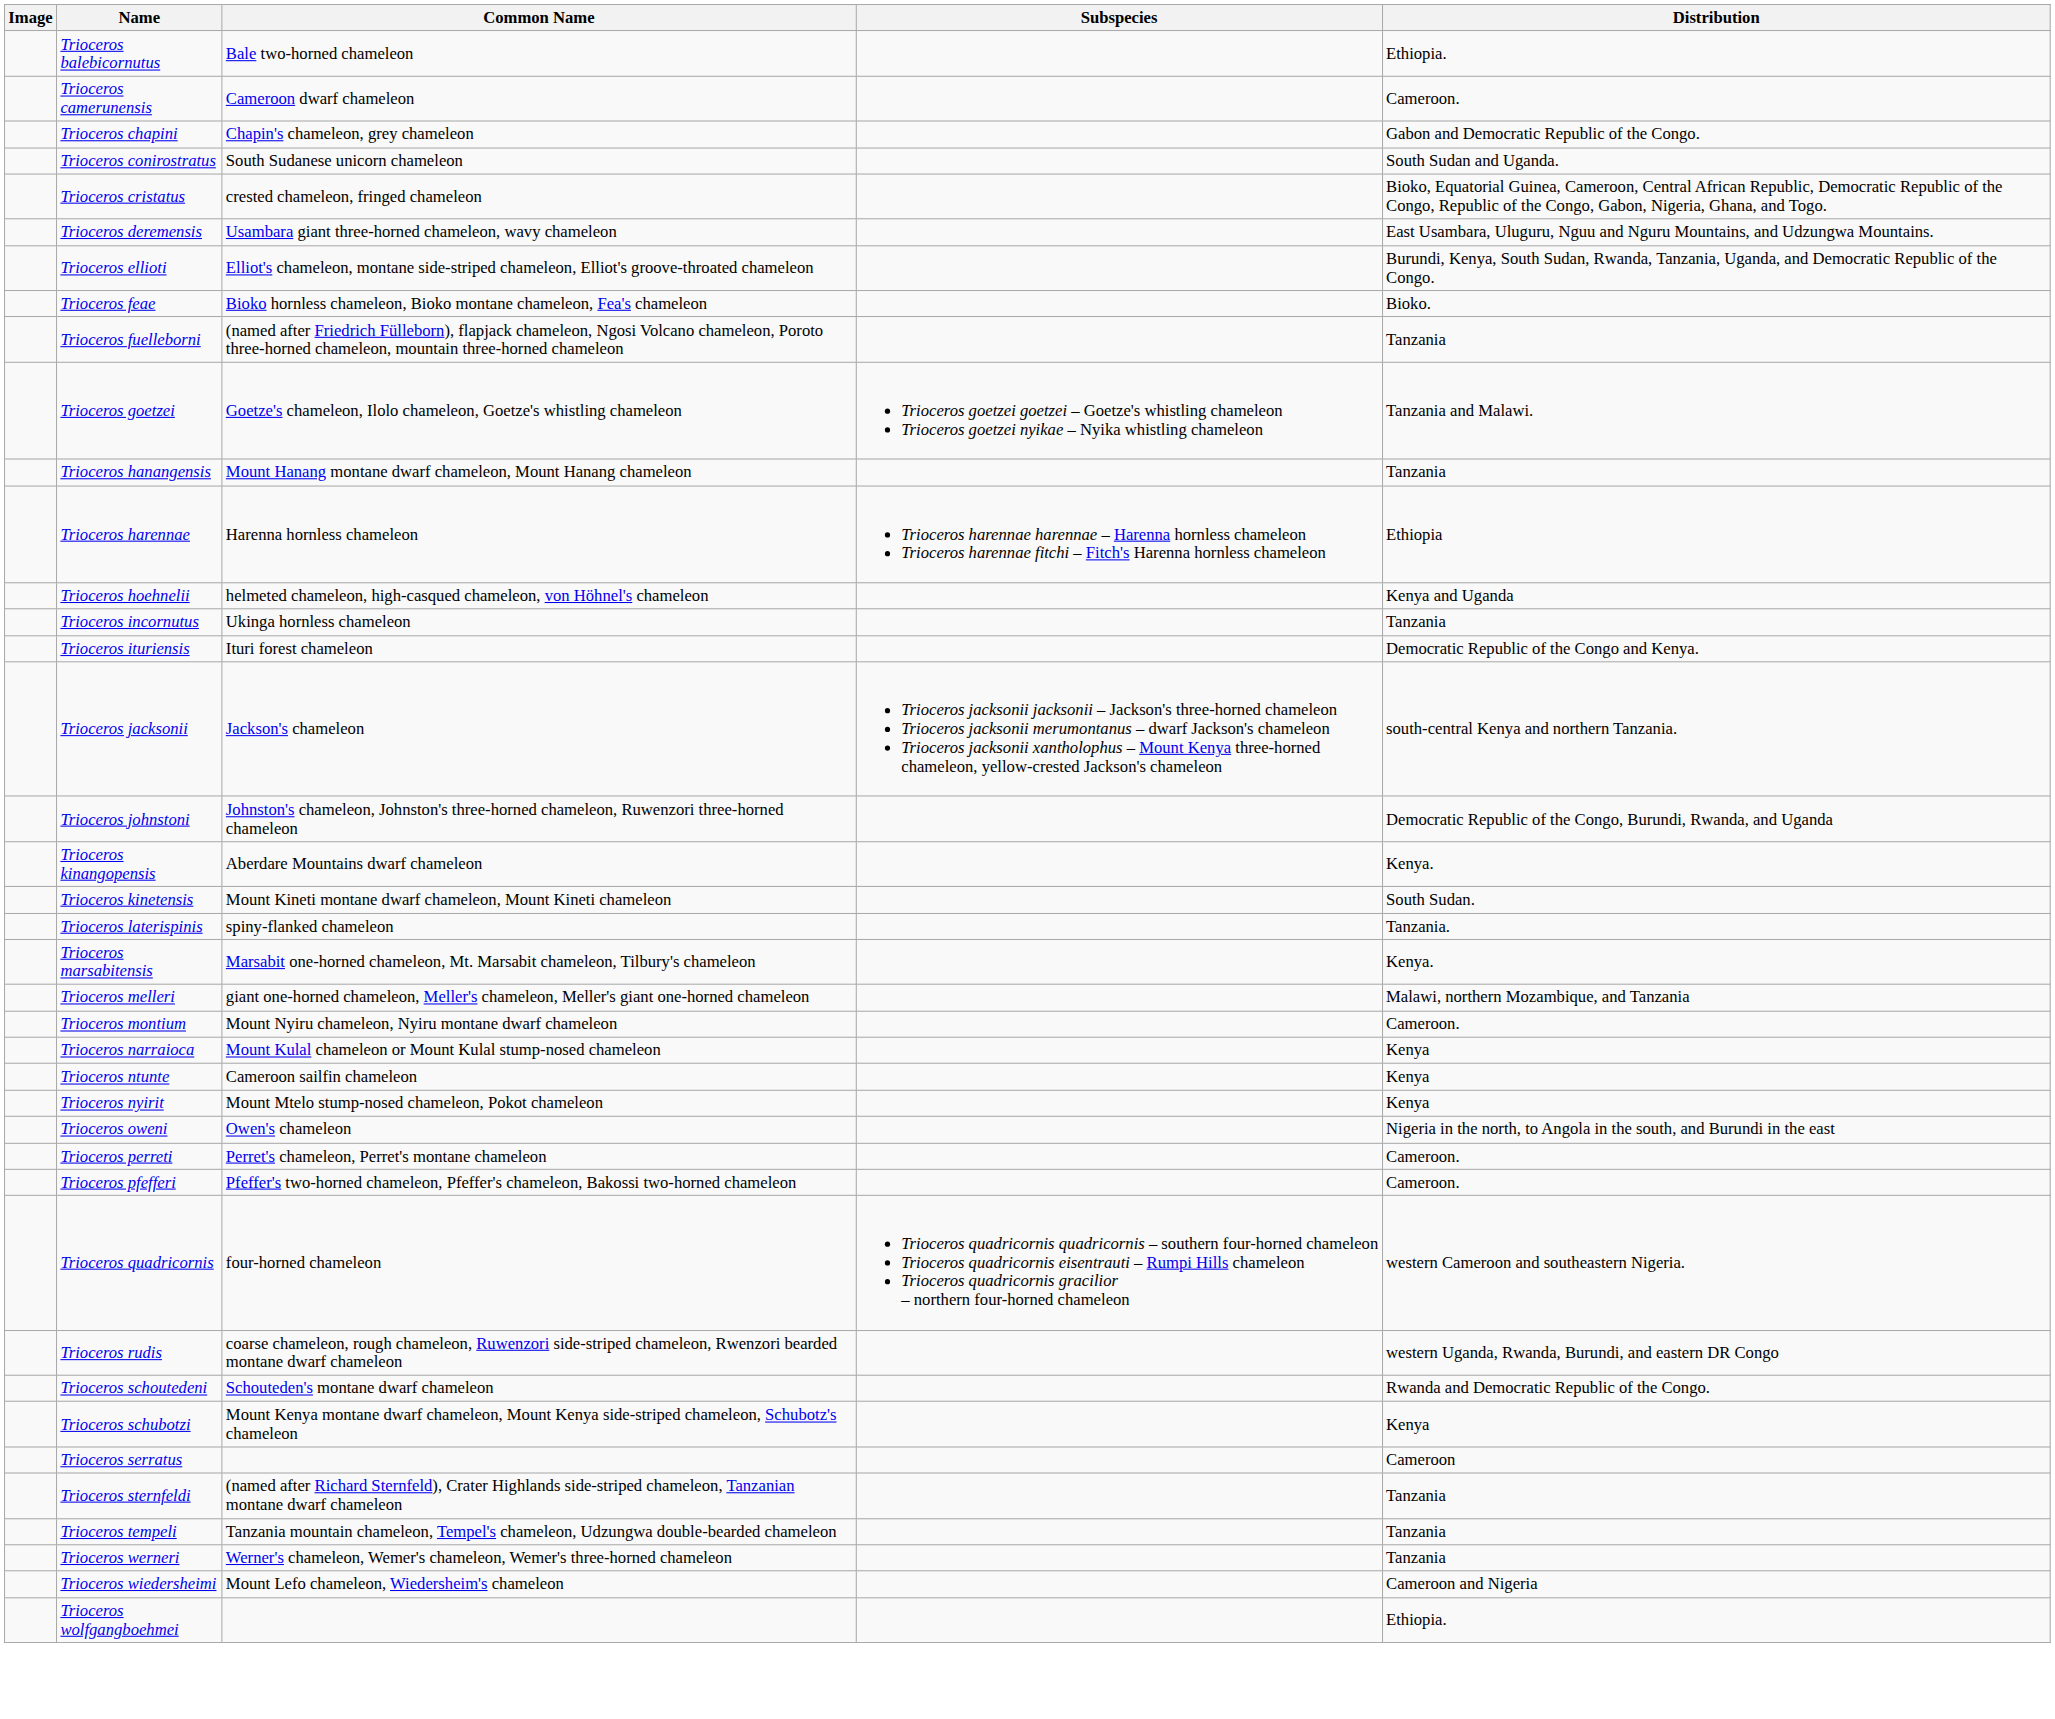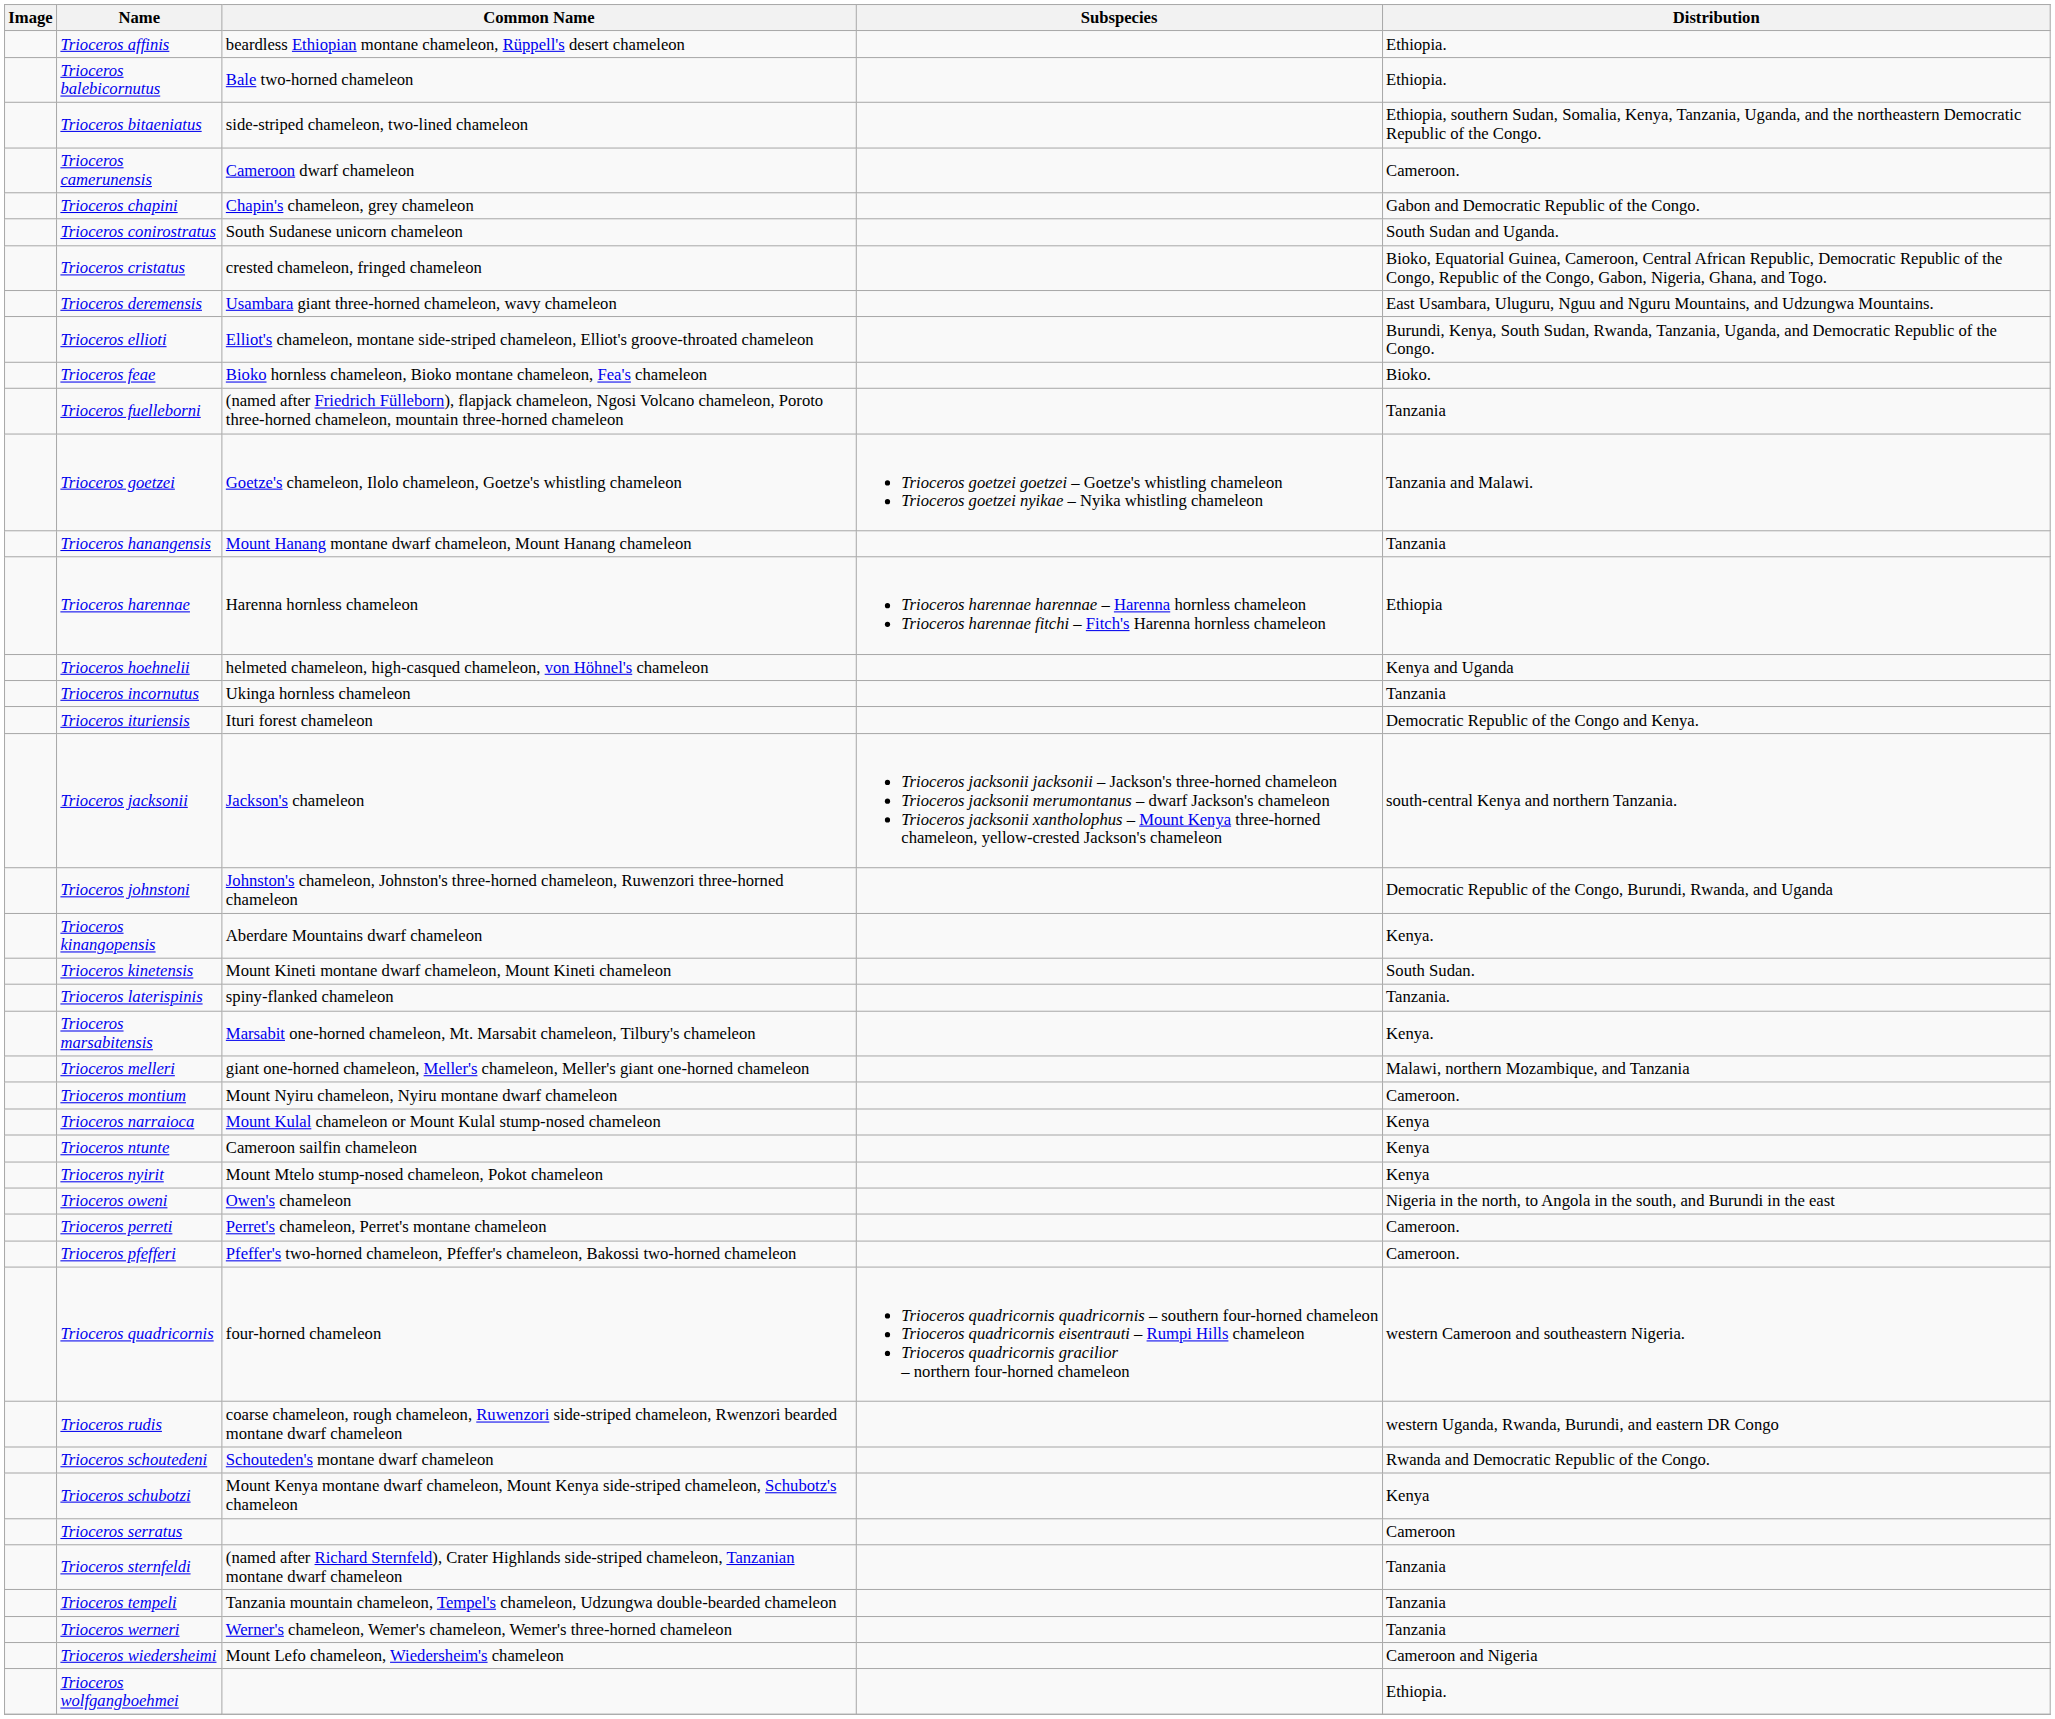+ row: (115, 44)
+ row: (131, 124)
